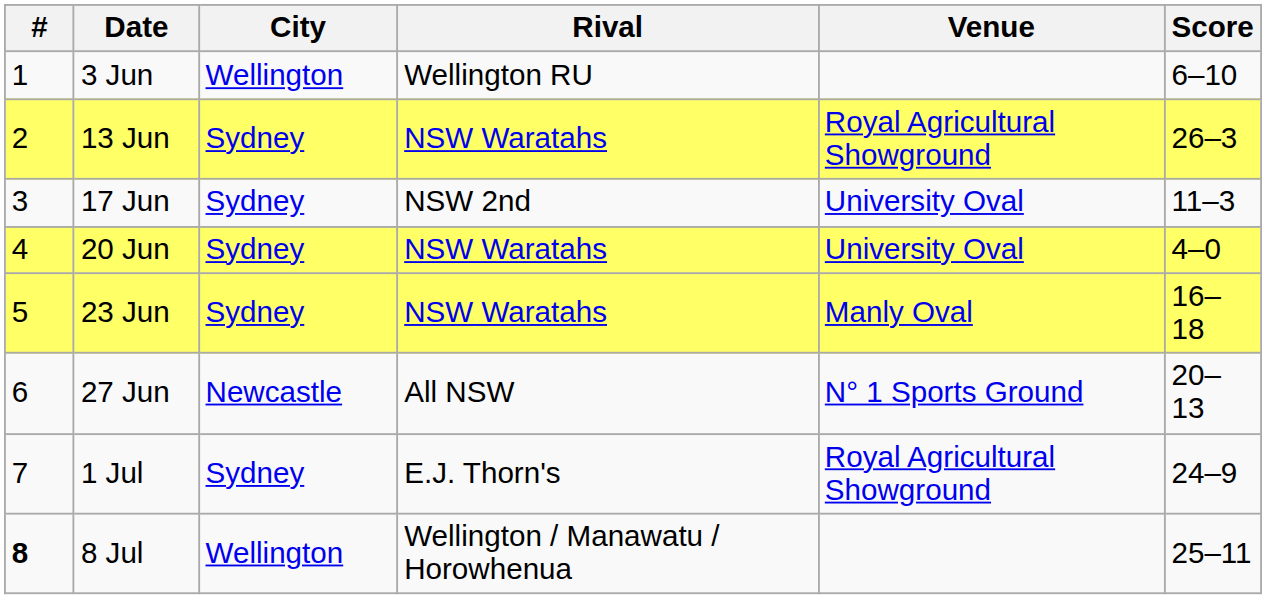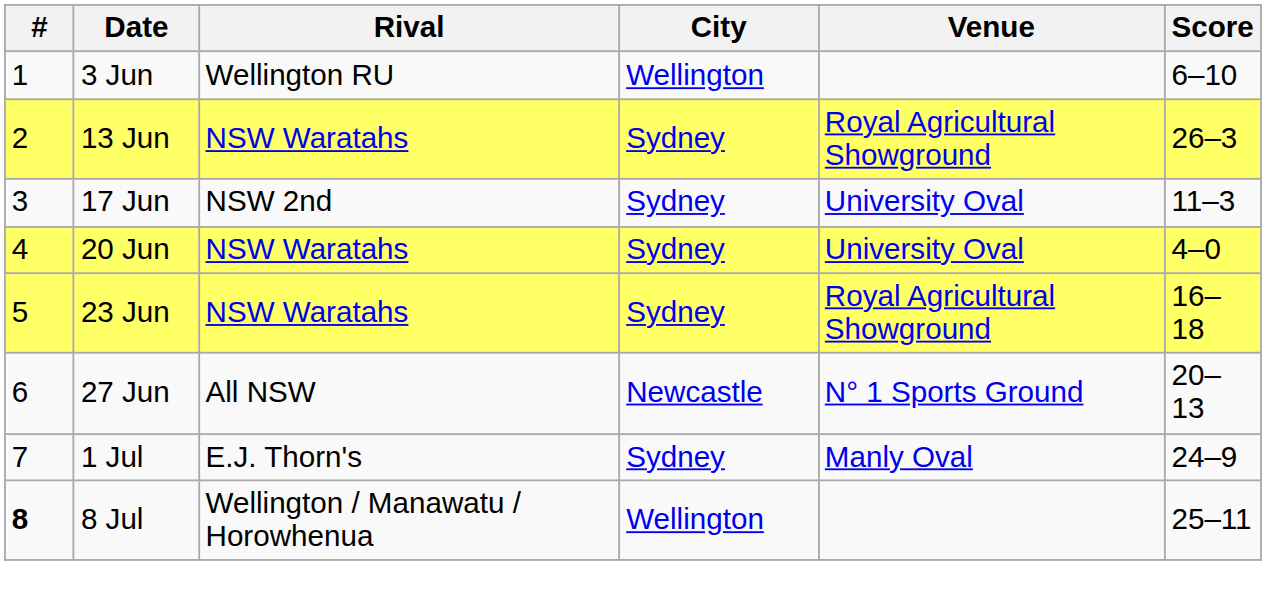columns swapped: (608, 27) <-> (298, 27)
(899, 312) Manly Oval -> (940, 312) Royal Agricultural Showground
(940, 473) Royal Agricultural Showground -> (899, 456) Manly Oval
